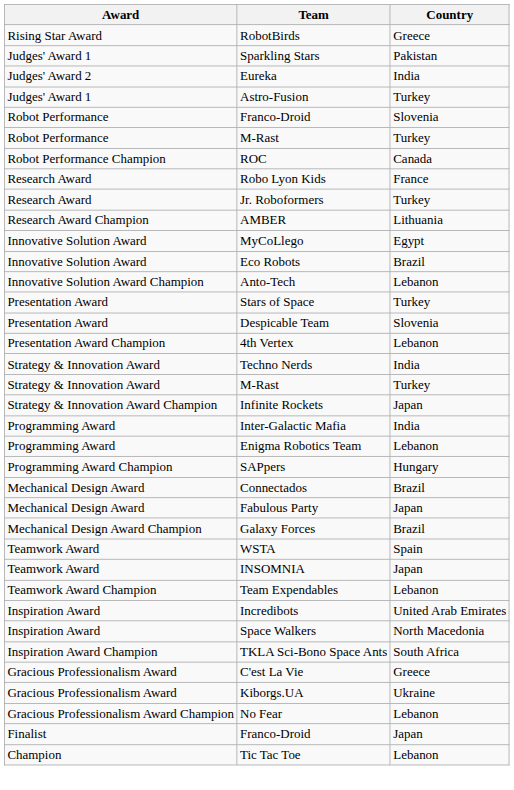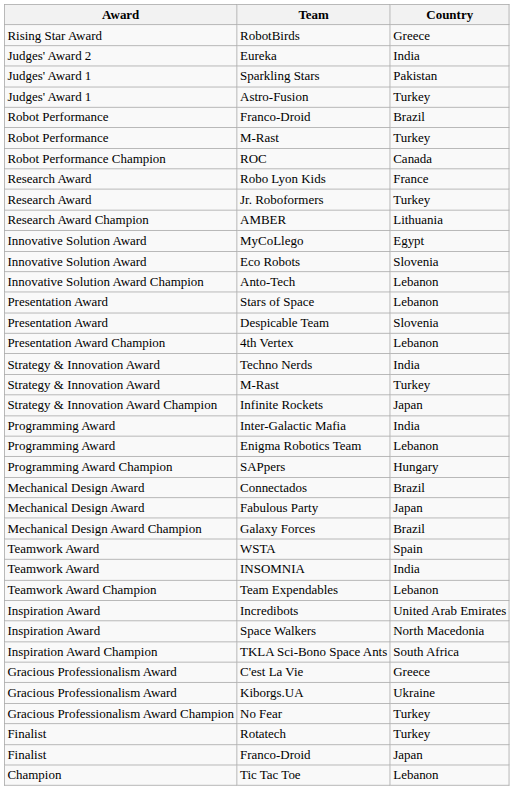rows swapped: (49, 55) <-> (49, 76)
(416, 117) Slovenia -> (409, 117) Brazil
(409, 261) Brazil -> (416, 261) Slovenia
(412, 302) Turkey -> (416, 302) Lebanon
(408, 569) Japan -> (407, 569) India
(416, 713) Lebanon -> (412, 713) Turkey
+ row: (27, 734)
